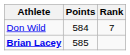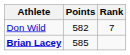(81, 28) 584 -> (81, 28) 582
